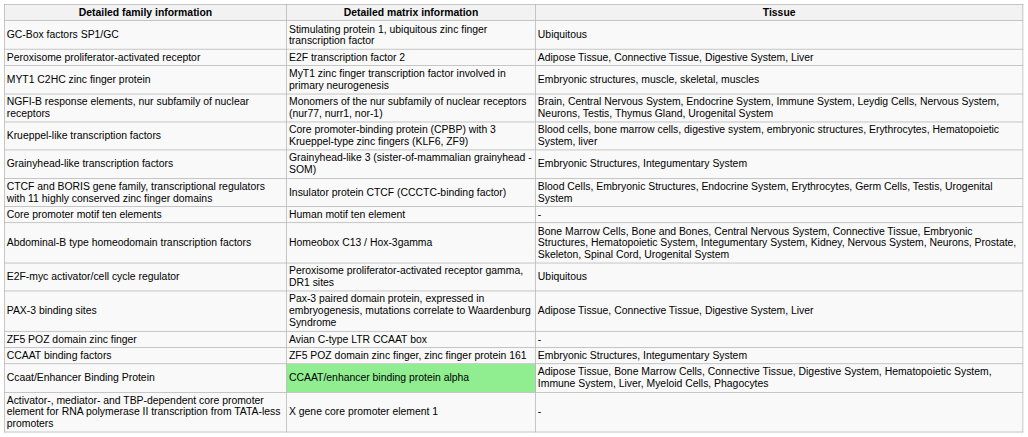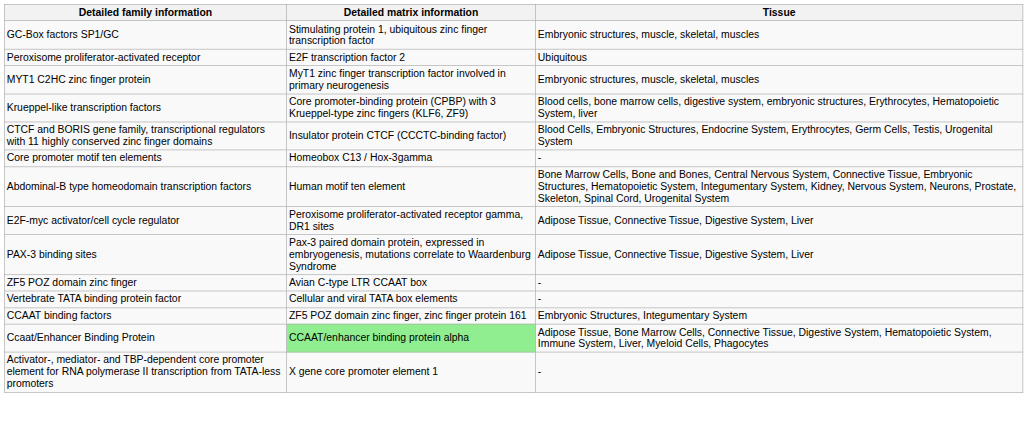(562, 35) Ubiquitous -> (649, 35) Embryonic structures, muscle, skeletal, muscles
(676, 57) Adipose Tissue, Connective Tissue, Digestive System, Liver -> (562, 57) Ubiquitous
- row: (128, 107)
- row: (90, 164)
(347, 214) Human motif ten element -> (361, 158) Homeobox C13 / Hox-3gamma
(361, 243) Homeobox C13 / Hox-3gamma -> (347, 186) Human motif ten element
(562, 277) Ubiquitous -> (676, 220) Adipose Tissue, Connective Tissue, Digestive System, Liver
+ row: (94, 299)
